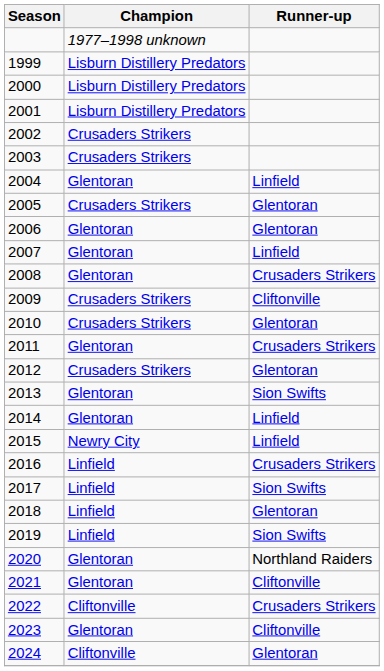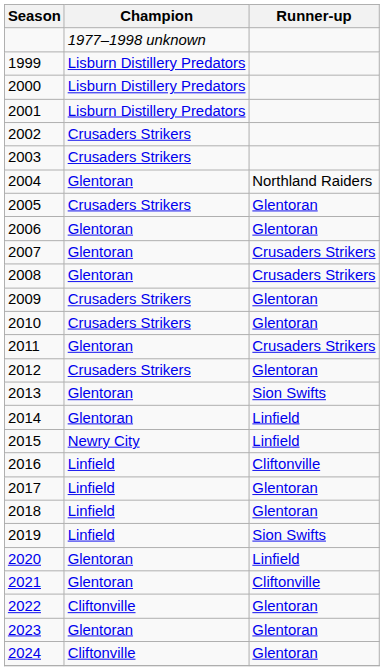(276, 181) Linfield -> (312, 181) Northland Raiders
(276, 252) Linfield -> (314, 252) Crusaders Strikers
(286, 299) Cliftonville -> (285, 299) Glentoran
(314, 464) Crusaders Strikers -> (286, 464) Cliftonville
(289, 488) Sion Swifts -> (285, 488) Glentoran
(312, 559) Northland Raiders -> (276, 559) Linfield
(314, 606) Crusaders Strikers -> (285, 606) Glentoran
(286, 629) Cliftonville -> (285, 629) Glentoran
